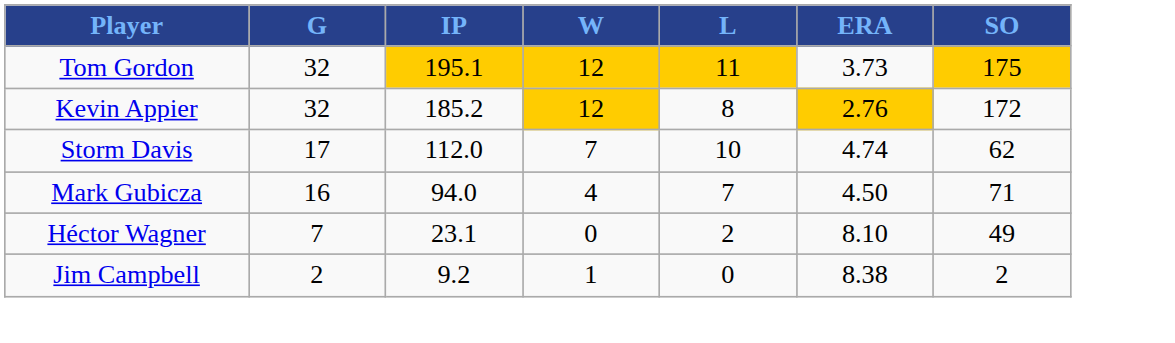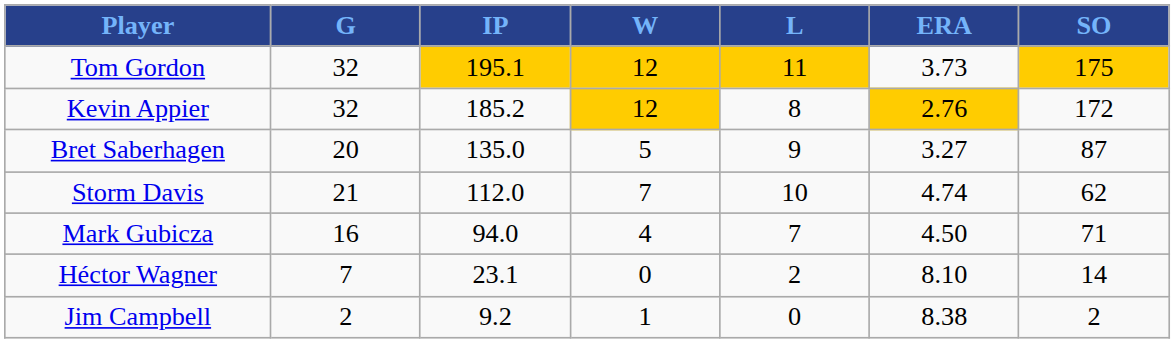+ row: (138, 150)
(317, 150) 17 -> (346, 191) 21
(1002, 233) 49 -> (1094, 274) 14
